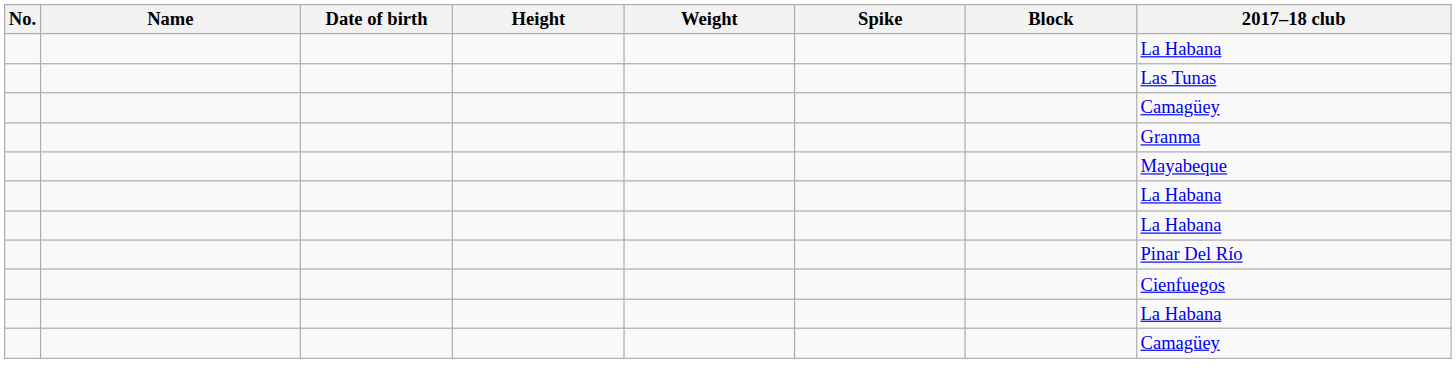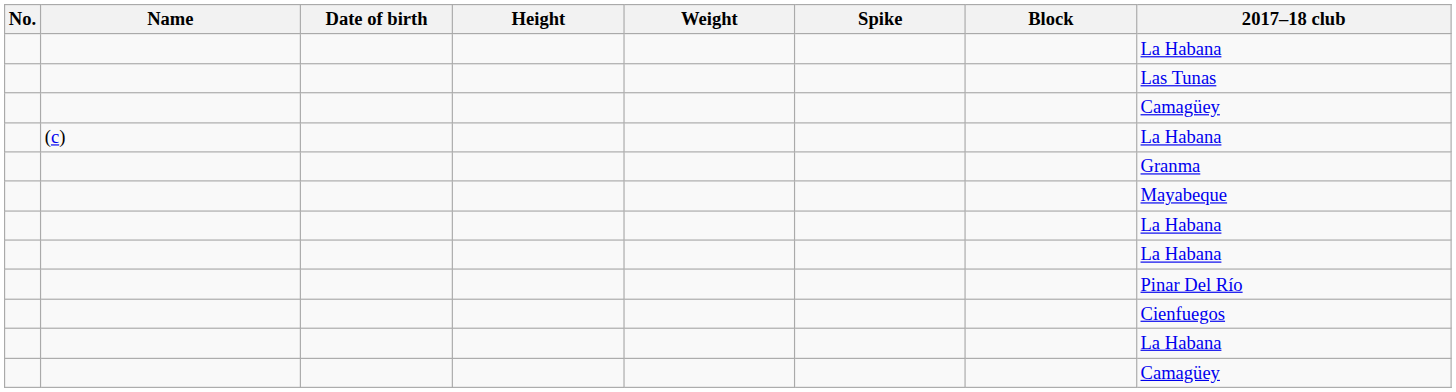+ row: (23, 137)
